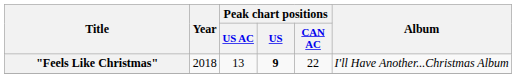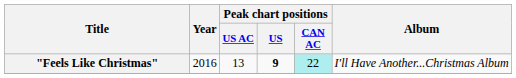(205, 63) 2018 -> (205, 63) 2016
(313, 63) no background -> (313, 63) paleturquoise background
